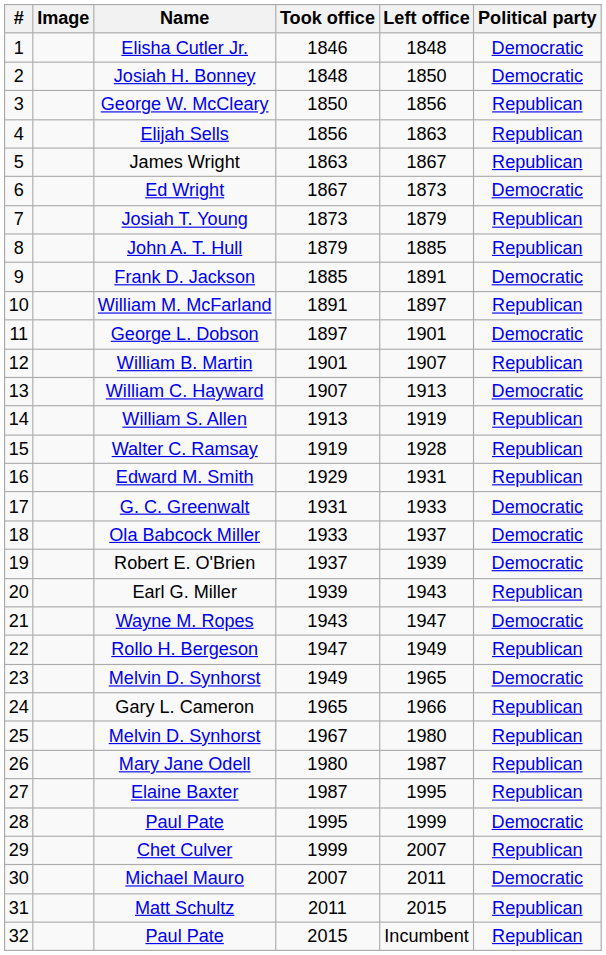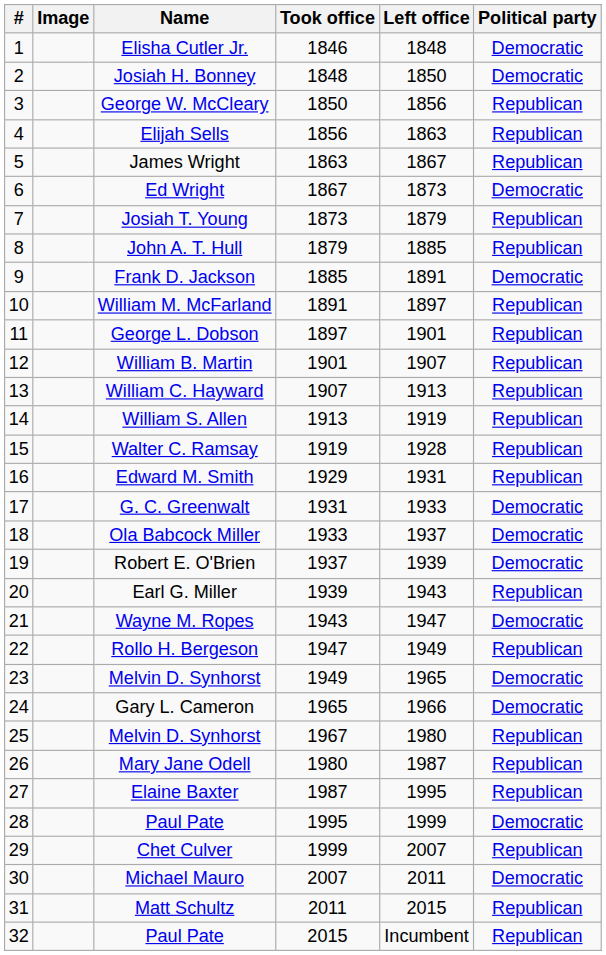(537, 334) Democratic -> (537, 334) Republican
(537, 391) Democratic -> (537, 391) Republican
(537, 707) Republican -> (537, 707) Democratic
